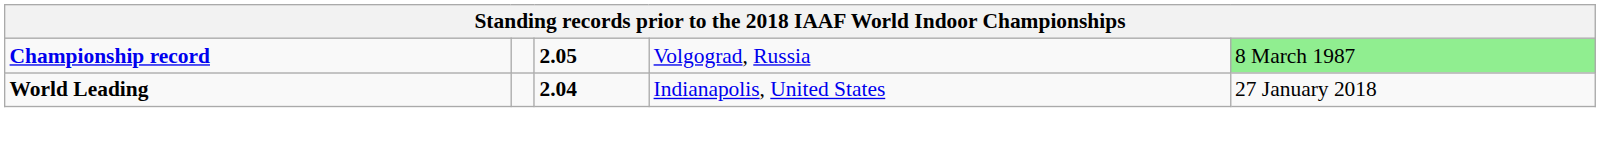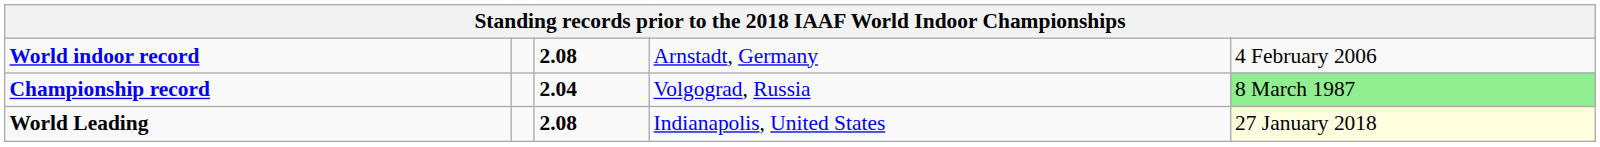+ row: (105, 55)
(558, 55) 2.05 -> (558, 89) 2.04
(558, 89) 2.04 -> (558, 123) 2.08
(1306, 89) no background -> (1306, 123) lightyellow background
